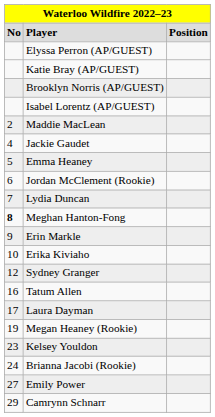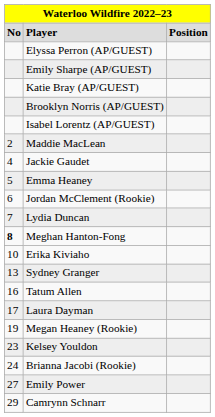+ row: (89, 69)
- row: (53, 236)
(13, 273) 12 -> (13, 273) 13
